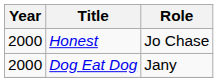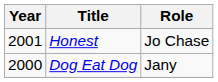(25, 41) 2000 -> (25, 41) 2001
